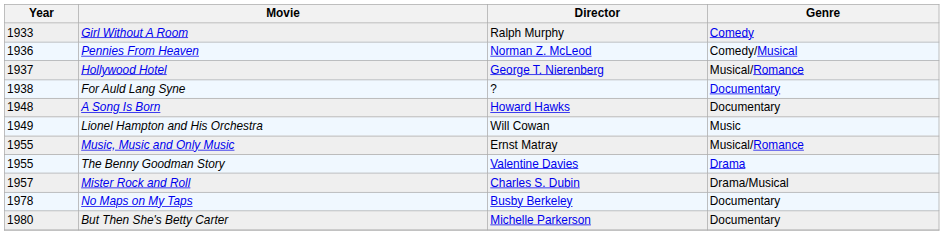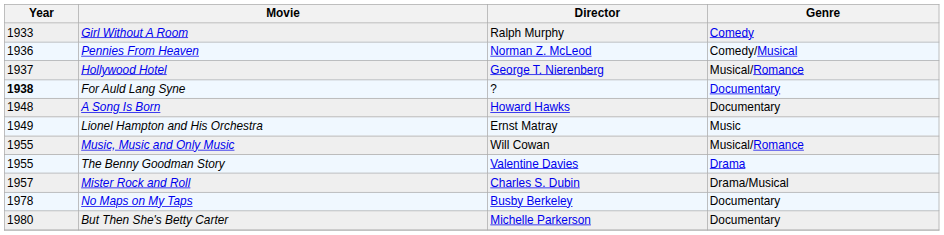(20, 88) normal -> (20, 88) bold
(520, 126) Will Cowan -> (524, 126) Ernst Matray
(524, 145) Ernst Matray -> (520, 145) Will Cowan
